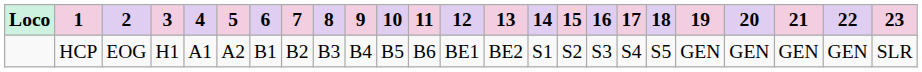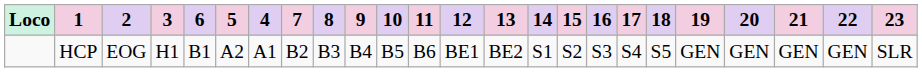columns swapped: (200, 19) <-> (265, 19)
